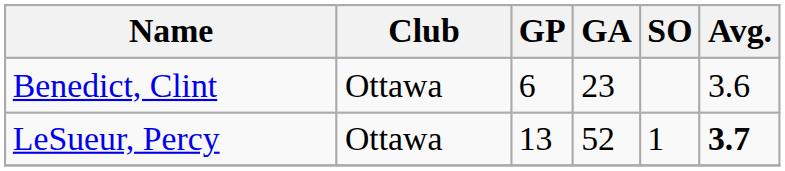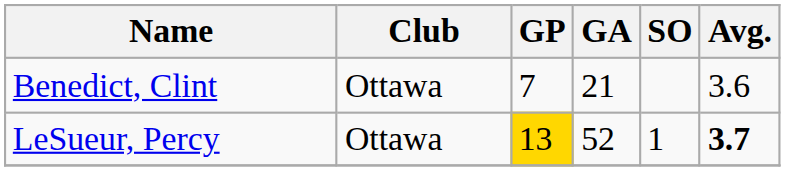(527, 84) 6 -> (527, 84) 7
(598, 84) 23 -> (598, 84) 21
(536, 138) no background -> (536, 138) gold background
